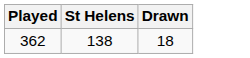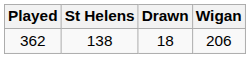+ column: (219, 16)
